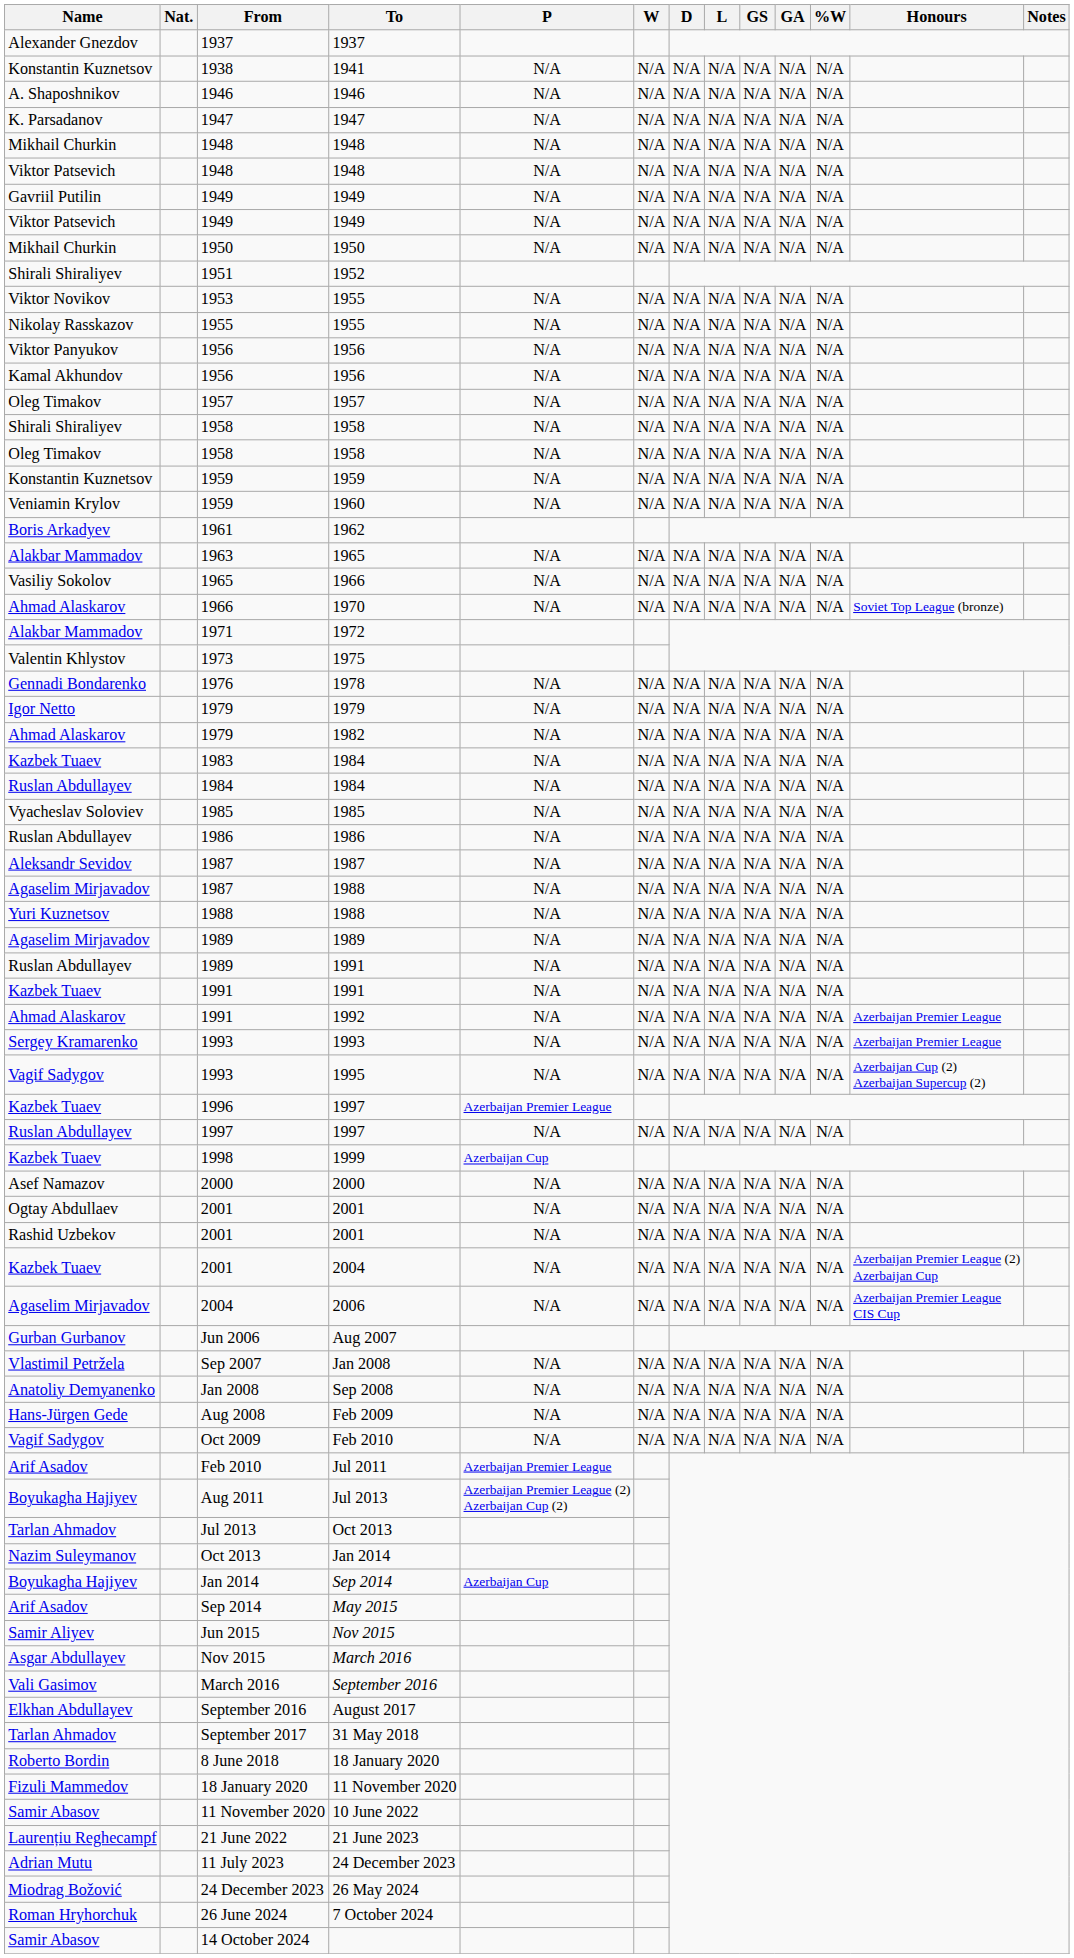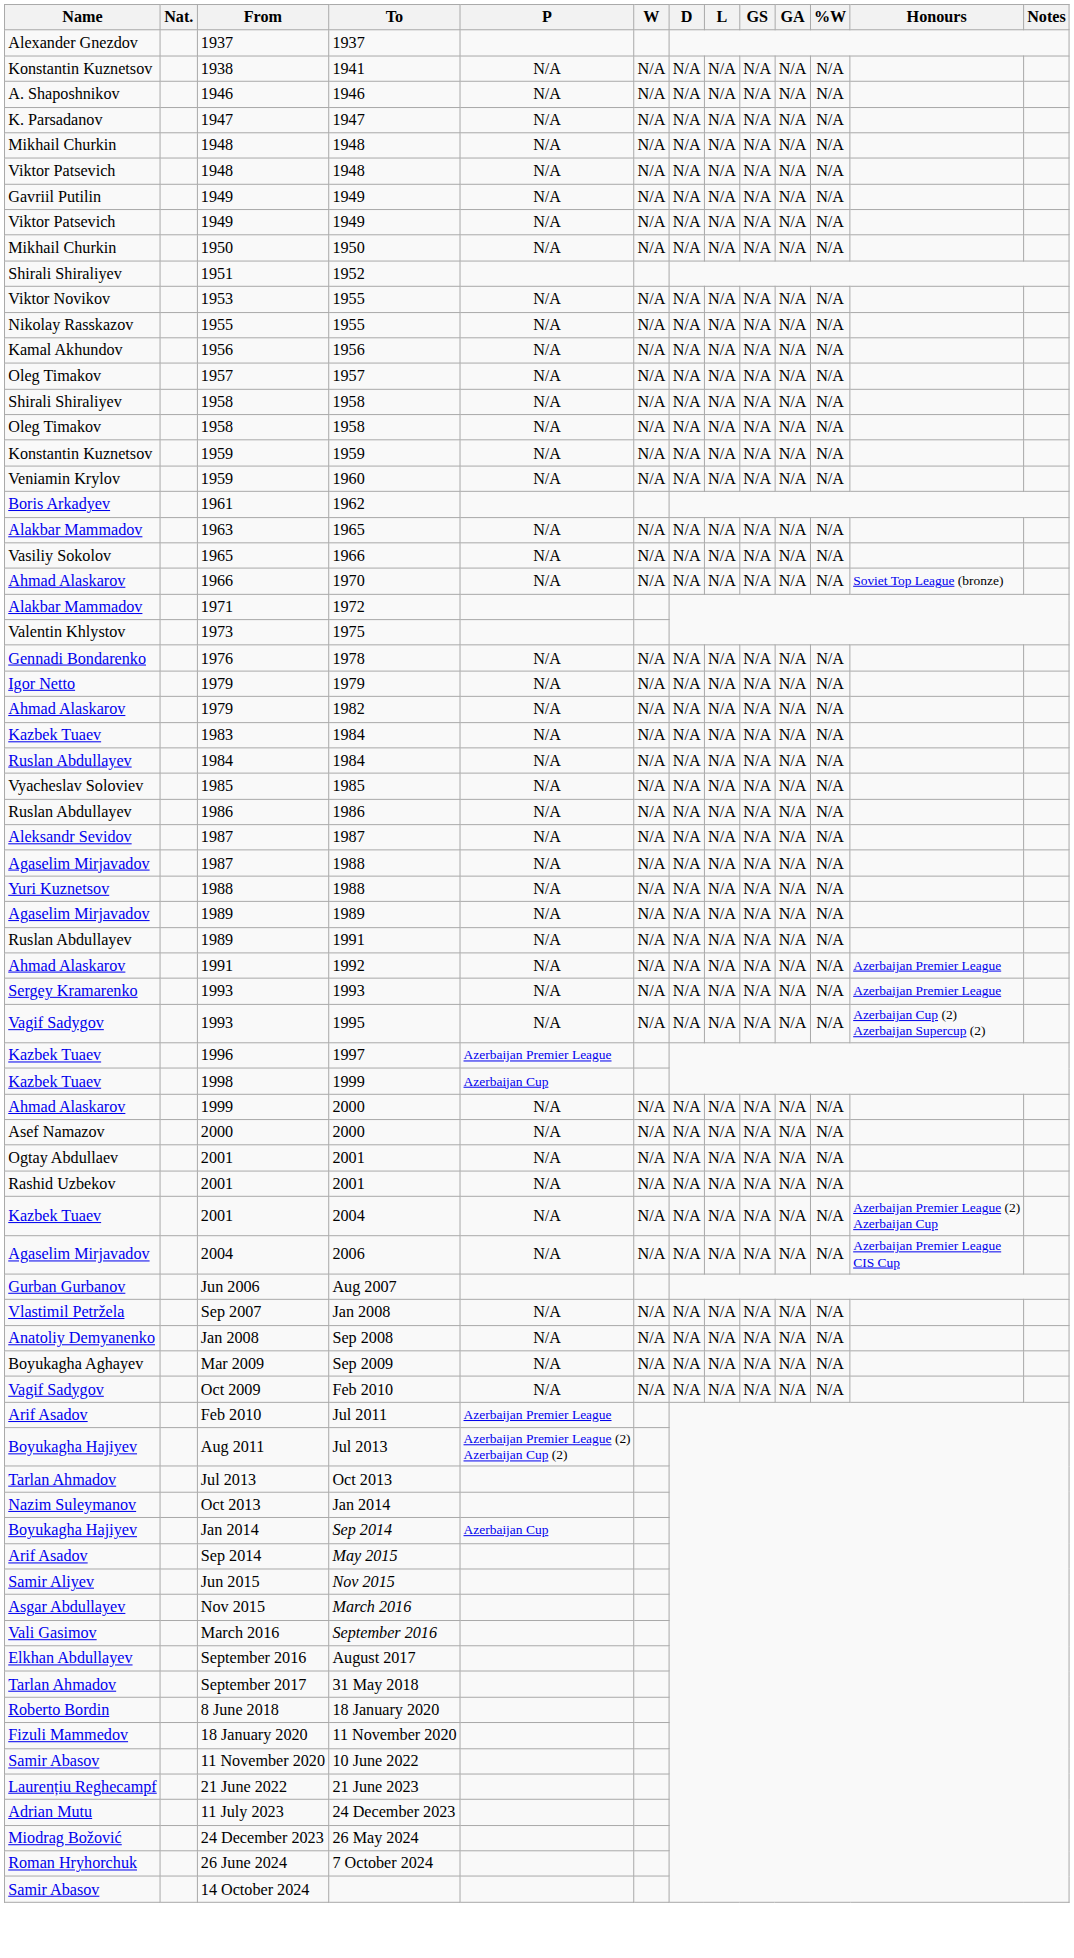- row: (63, 350)
- row: (55, 991)
- row: (70, 1132)
+ row: (67, 1106)
- row: (68, 1414)
+ row: (76, 1363)
